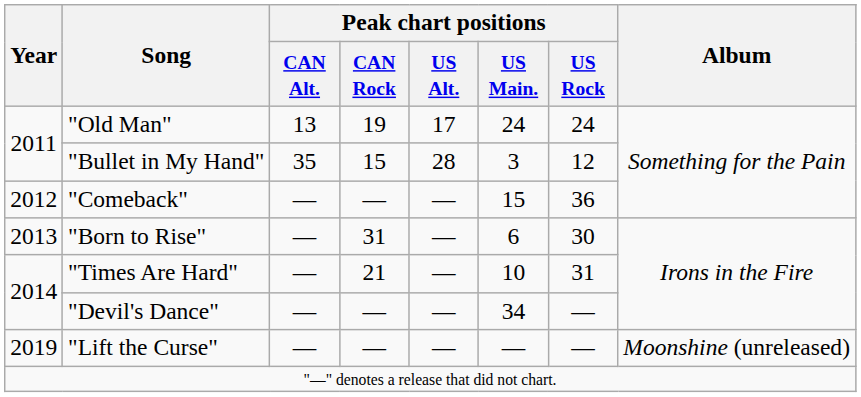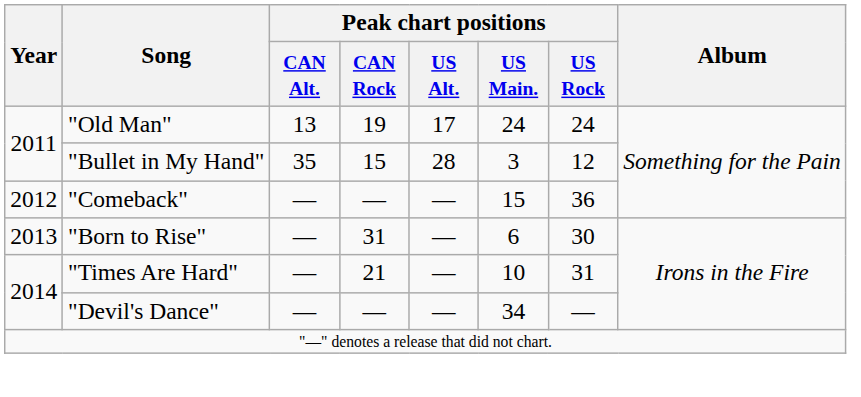- row: (143, 348)
